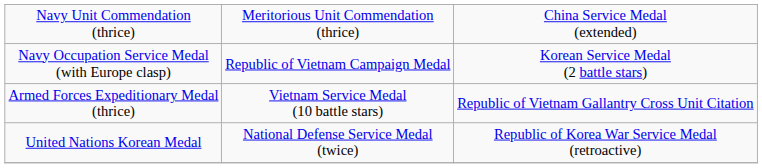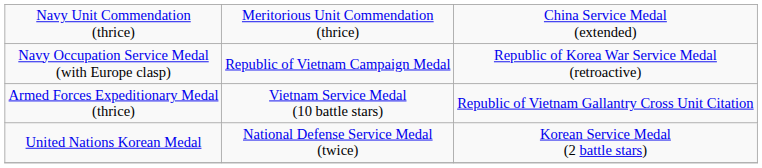(605, 63) Korean Service Medal (2 battle stars) -> (605, 63) Republic of Korea War Service Medal (retroactive)
(605, 142) Republic of Korea War Service Medal (retroactive) -> (605, 142) Korean Service Medal (2 battle stars)
